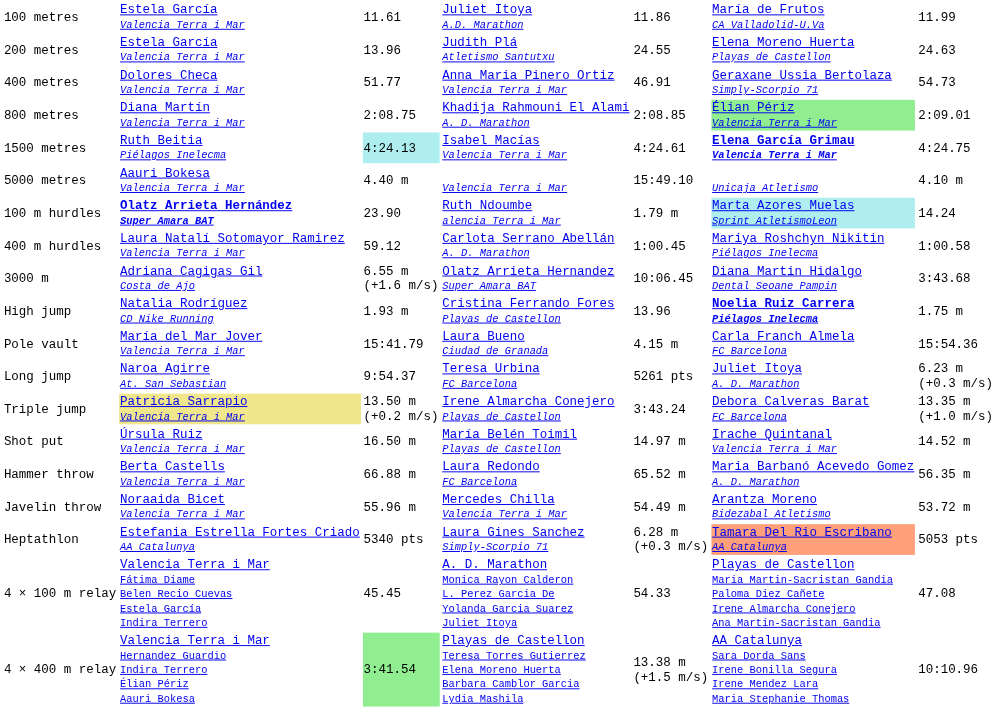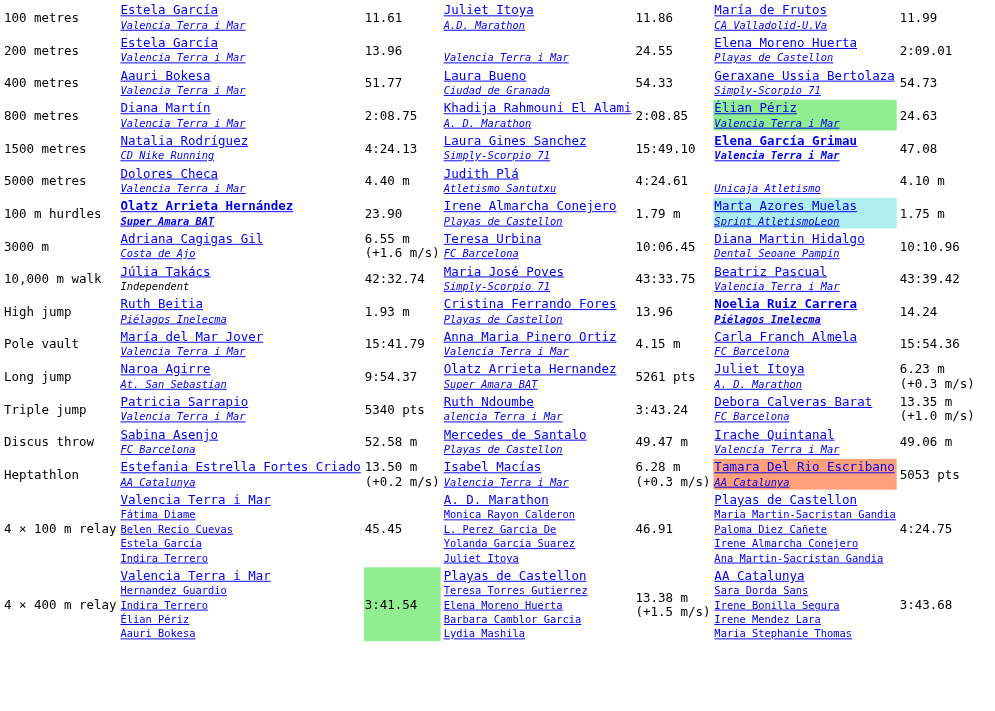(498, 49) Judith Plá Atletismo Santutxu -> (506, 58) Valencia Terra i Mar
(937, 50) 24.63 -> (926, 50) 2:09.01
(182, 82) Dolores Checa Valencia Terra i Mar -> (183, 83) Aauri Bokesa Valencia Terra i Mar
(528, 82) Anna Maria Pinero Ortiz Valencia Terra i Mar -> (497, 83) Laura Bueno Ciudad de Granada
(652, 83) 46.91 -> (654, 83) 54.33
(944, 115) 2:09.01 -> (918, 115) 24.63
(173, 147) Ruth Beitia Piélagos Inelecma -> (184, 148) Natalia Rodríguez CD Nike Running
(390, 148) paleturquoise background -> (391, 148) no background
(505, 147) Isabel Macías Valencia Terra i Mar -> (515, 148) Laura Gines Sanchez Simply-Scorpio 71
(660, 148) 4:24.61 -> (665, 148) 15:49.10
(944, 148) 4:24.75 -> (918, 148) 47.08
(182, 180) Aauri Bokesa Valencia Terra i Mar -> (183, 180) Dolores Checa Valencia Terra i Mar
(505, 188) Valencia Terra i Mar -> (500, 180) Judith Plá Atletismo Santutxu
(663, 180) 15:49.10 -> (662, 180) 4:24.61
(502, 213) Ruth Ndoumbe alencia Terra i Mar -> (530, 213) Irene Almarcha Conejero Playas de Castellon
(937, 213) 14.24 -> (922, 213) 1.75 m
- row: (53, 246)
(528, 278) Olatz Arrieta Hernandez Super Amara BAT -> (493, 246) Teresa Urbina FC Barcelona
(944, 278) 3:43.68 -> (930, 246) 10:10.96
+ row: (53, 278)
(184, 311) Natalia Rodríguez CD Nike Running -> (174, 311) Ruth Beitia Piélagos Inelecma
(941, 311) 1.75 m -> (918, 311) 14.24
(495, 343) Laura Bueno Ciudad de Granada -> (530, 344) Anna Maria Pinero Ortiz Valencia Terra i Mar
(491, 376) Teresa Urbina FC Barcelona -> (530, 376) Olatz Arrieta Hernandez Super Amara BAT
(184, 408) khaki background -> (184, 409) no background
(401, 409) 13.50 m (+0.2 m/s) -> (395, 409) 5340 pts
(528, 408) Irene Almarcha Conejero Playas de Castellon -> (503, 409) Ruth Ndoumbe alencia Terra i Mar
- row: (34, 442)
+ row: (49, 442)
- row: (49, 474)
- row: (53, 507)
(394, 540) 5340 pts -> (402, 474) 13.50 m (+0.2 m/s)
(513, 539) Laura Gines Sanchez Simply-Scorpio 71 -> (506, 474) Isabel Macías Valencia Terra i Mar
(652, 594) 54.33 -> (654, 528) 46.91
(937, 594) 47.08 -> (926, 528) 4:24.75
(948, 670) 10:10.96 -> (926, 604) 3:43.68
